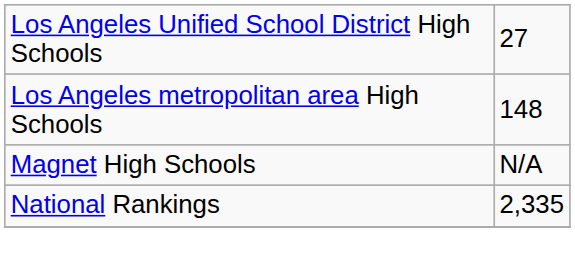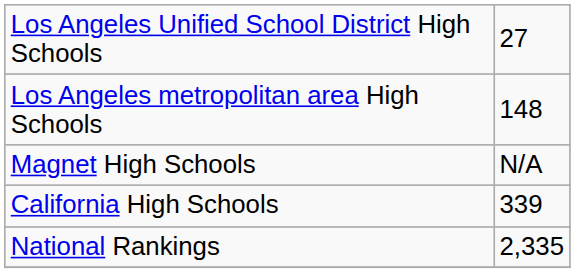+ row: (145, 205)
